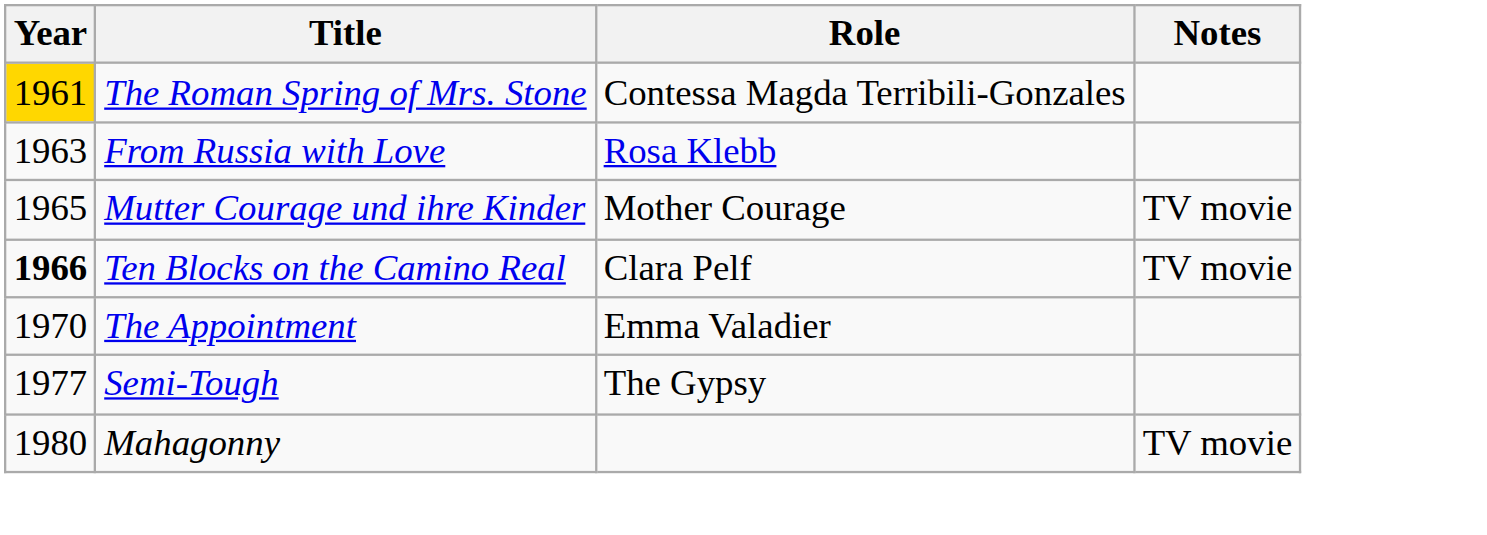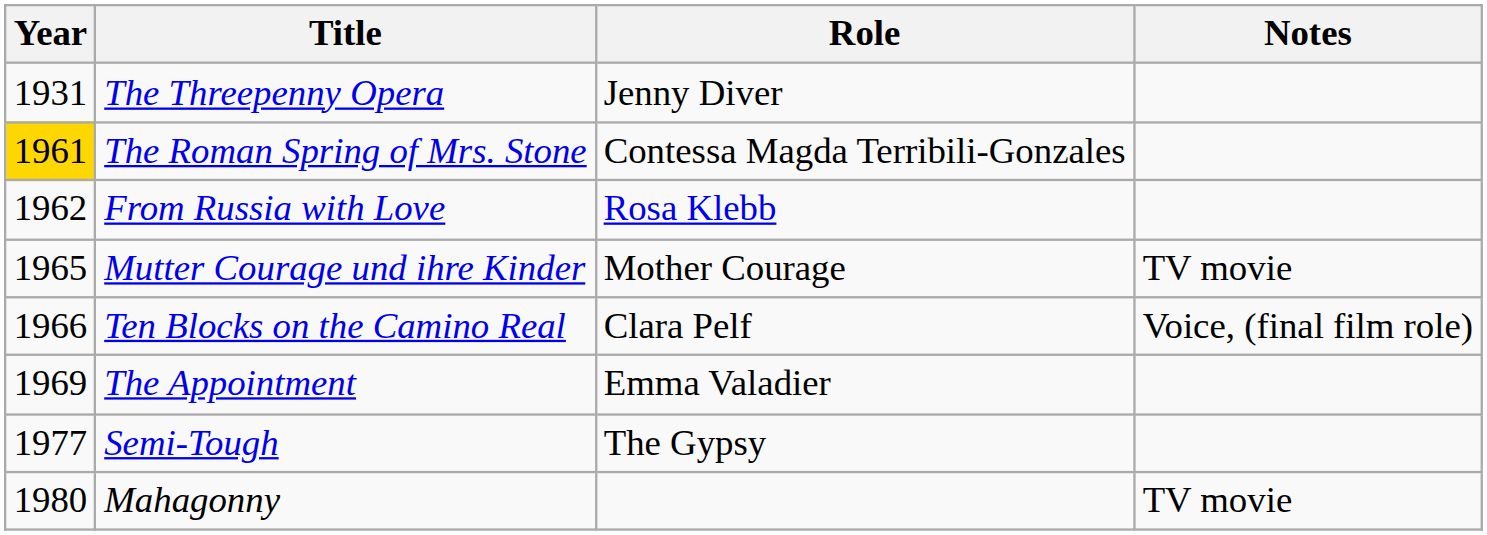+ row: (274, 92)
(50, 150) 1963 -> (50, 208) 1962
(50, 267) bold -> (50, 325) normal
(1217, 267) TV movie -> (1308, 325) Voice, (final film role)
(50, 325) 1970 -> (50, 383) 1969
